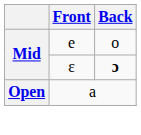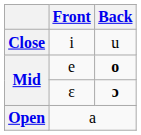+ row: (72, 42)
(115, 42) normal -> (115, 67) bold
